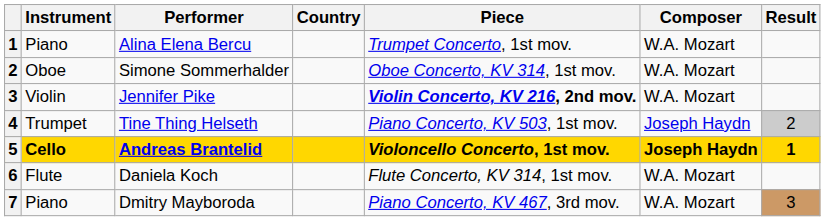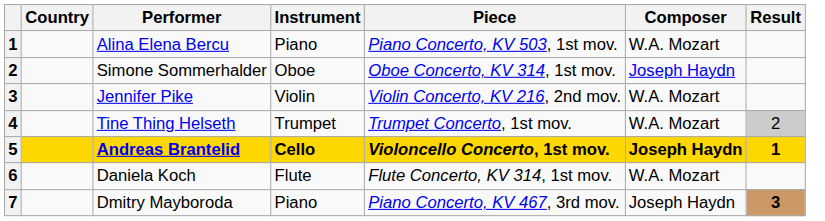columns swapped: (329, 17) <-> (68, 17)
(470, 44) Trumpet Concerto, 1st mov. -> (493, 44) Piano Concerto, KV 503, 1st mov.
(689, 70) W.A. Mozart -> (682, 70) Joseph Haydn
(502, 96) bold -> (495, 96) normal
(493, 123) Piano Concerto, KV 503, 1st mov. -> (470, 123) Trumpet Concerto, 1st mov.
(697, 123) Joseph Haydn -> (674, 123) W.A. Mozart
(689, 202) W.A. Mozart -> (682, 202) Joseph Haydn
(791, 202) normal -> (776, 202) bold
